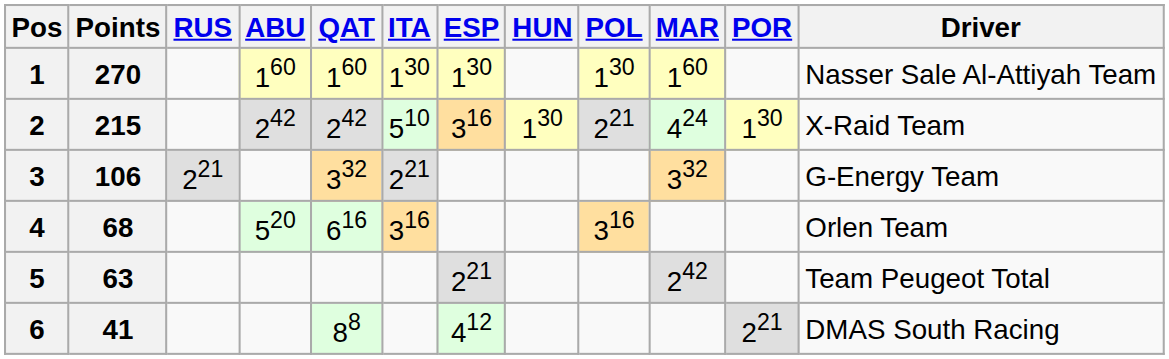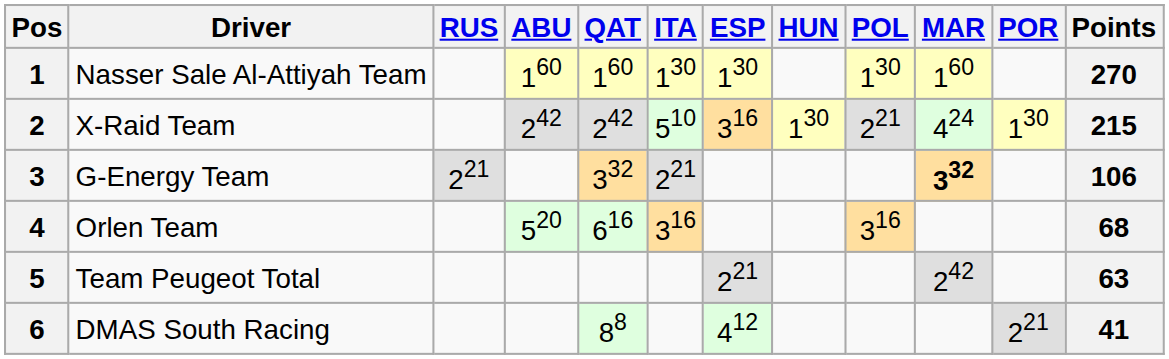columns swapped: (981, 26) <-> (118, 26)
(687, 176) normal -> (953, 176) bold
